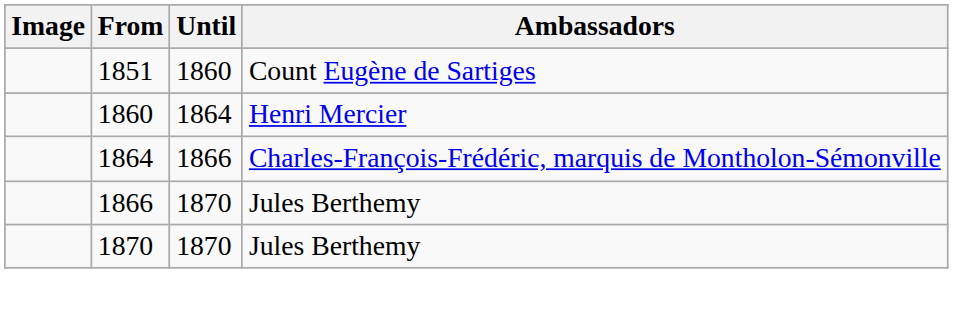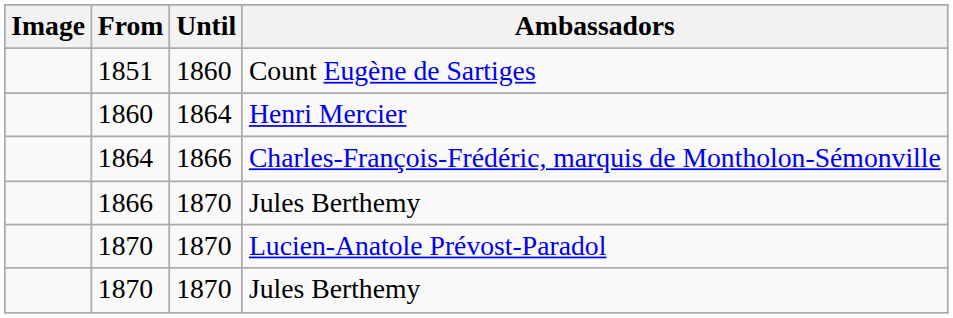+ row: (125, 245)
